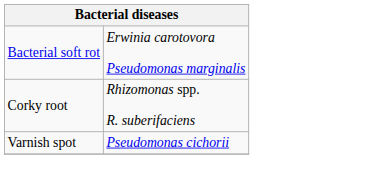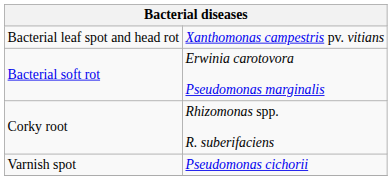+ row: (93, 37)
